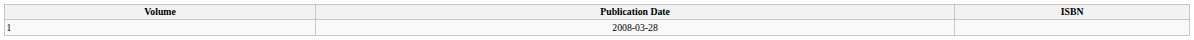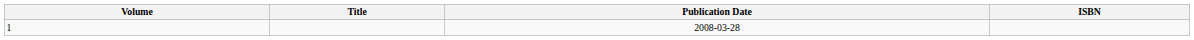+ column: (357, 12)
